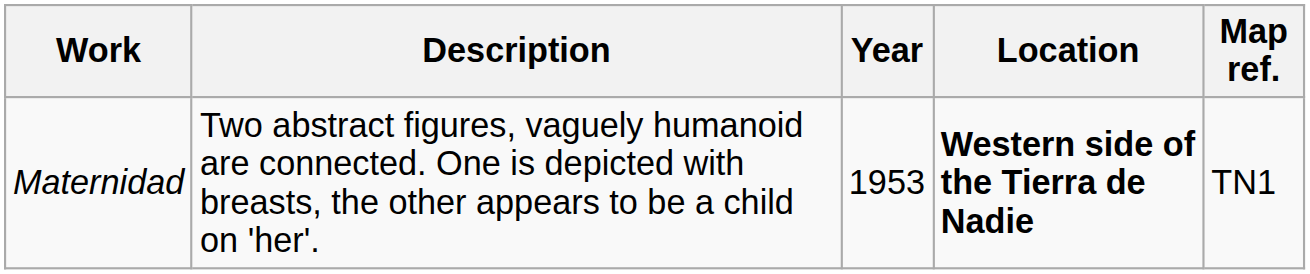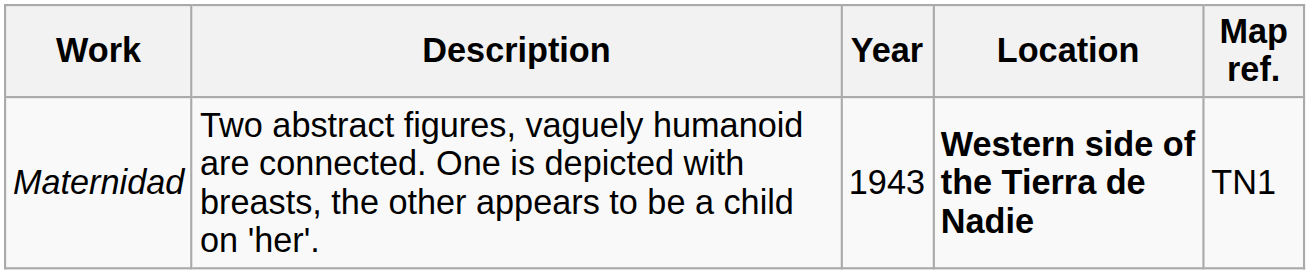(887, 182) 1953 -> (887, 182) 1943
